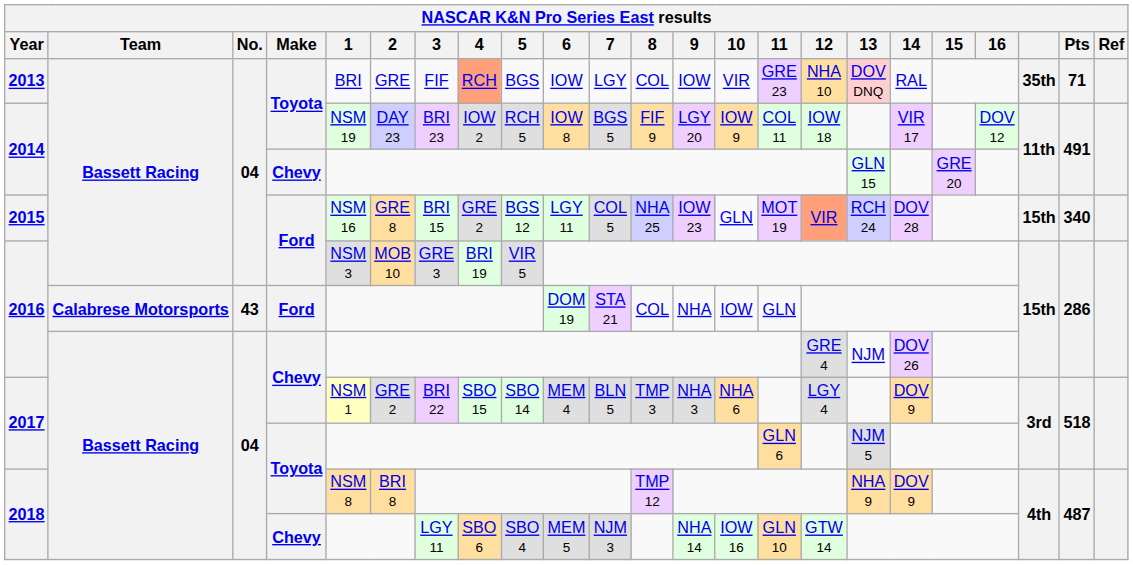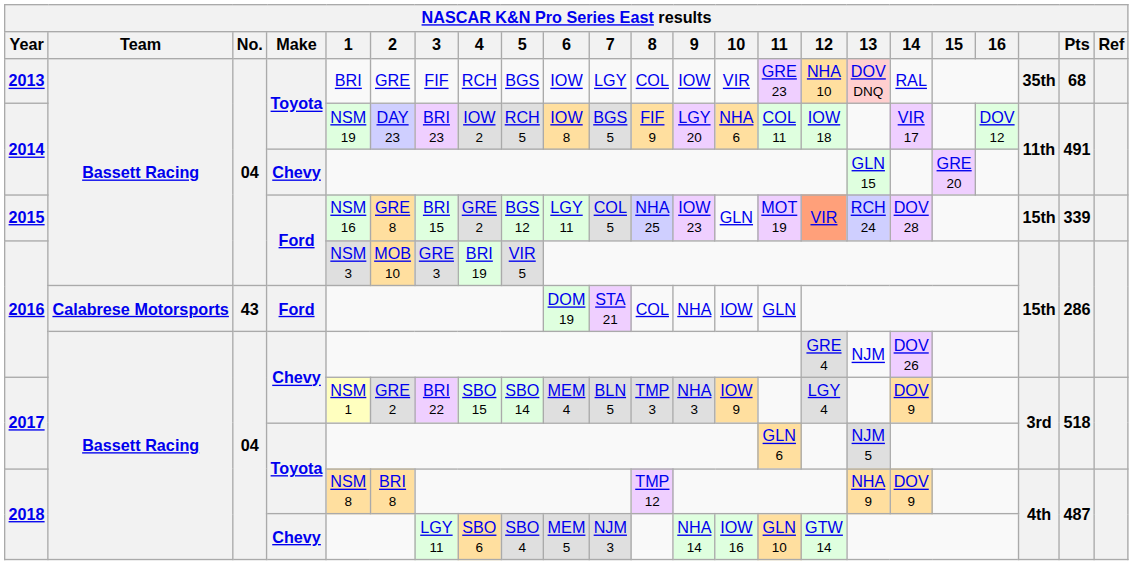(479, 81) lightsalmon background -> (479, 81) no background
(1077, 81) 71 -> (1077, 81) 68
(736, 126) IOW 9 -> (736, 126) NHA 6
(1077, 218) 340 -> (1077, 218) 339
(736, 399) NHA 6 -> (736, 399) IOW 9
